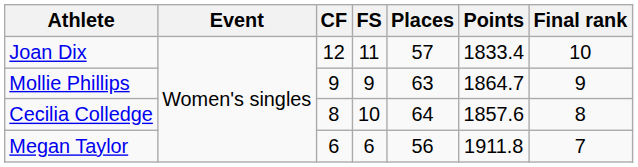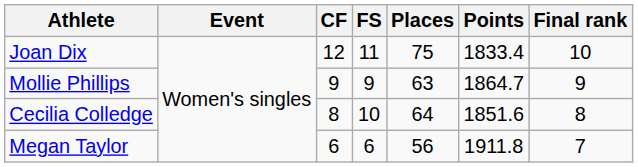(423, 52) 57 -> (423, 52) 75
(494, 115) 1857.6 -> (494, 115) 1851.6
